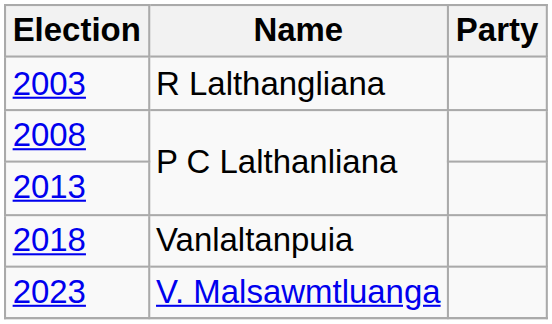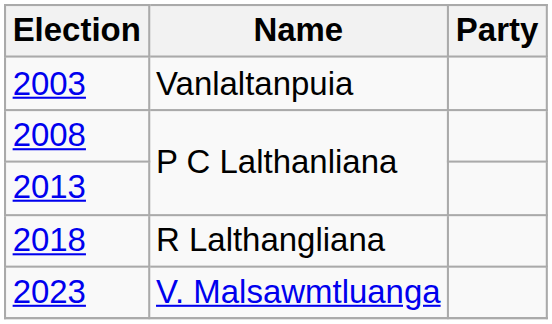(271, 82) R Lalthangliana -> (255, 82) Vanlaltanpuia
(255, 239) Vanlaltanpuia -> (271, 239) R Lalthangliana
